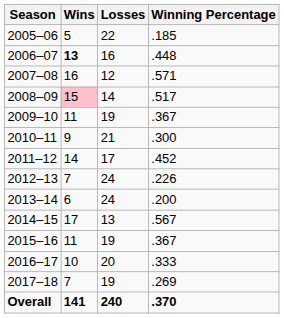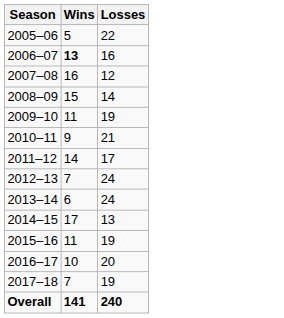- column: (214, 14)
(71, 96) pink background -> (71, 96) no background
